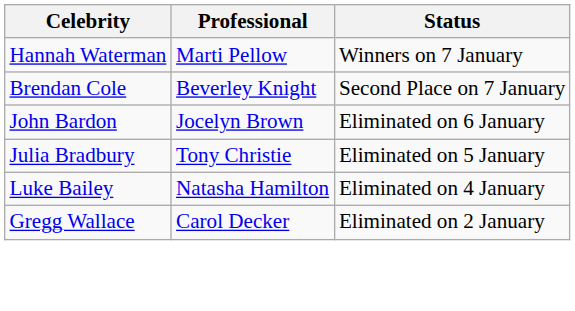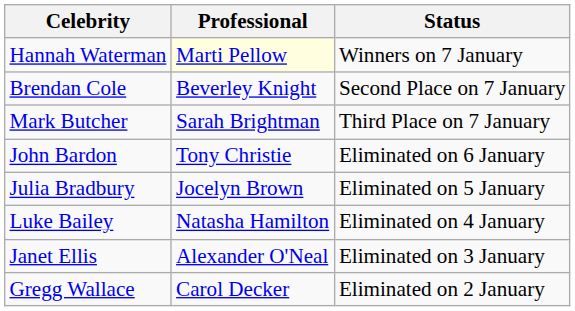(232, 54) no background -> (232, 54) lightyellow background
+ row: (68, 121)
(240, 121) Jocelyn Brown -> (234, 155) Tony Christie
(234, 155) Tony Christie -> (240, 188) Jocelyn Brown
+ row: (53, 255)
